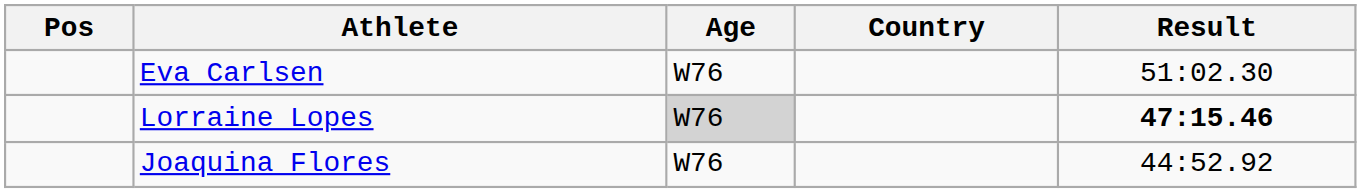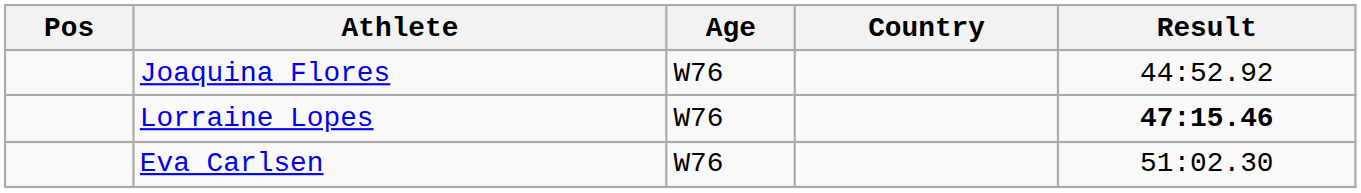rows swapped: (265, 164) <-> (232, 73)
(698, 118) lightgrey background -> (698, 118) no background
